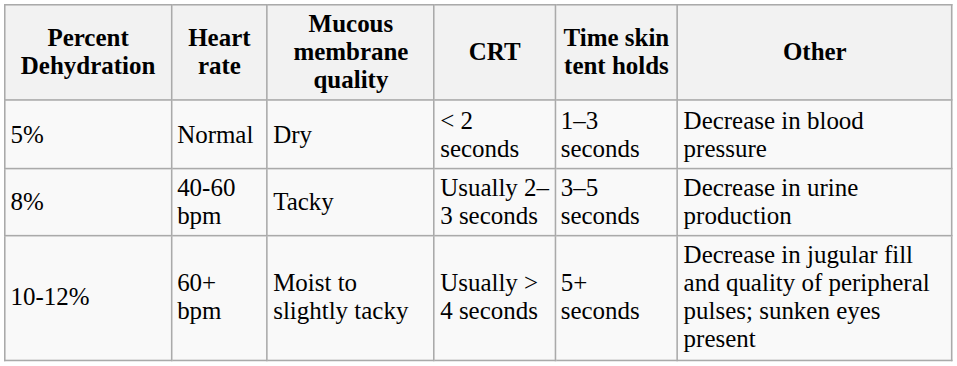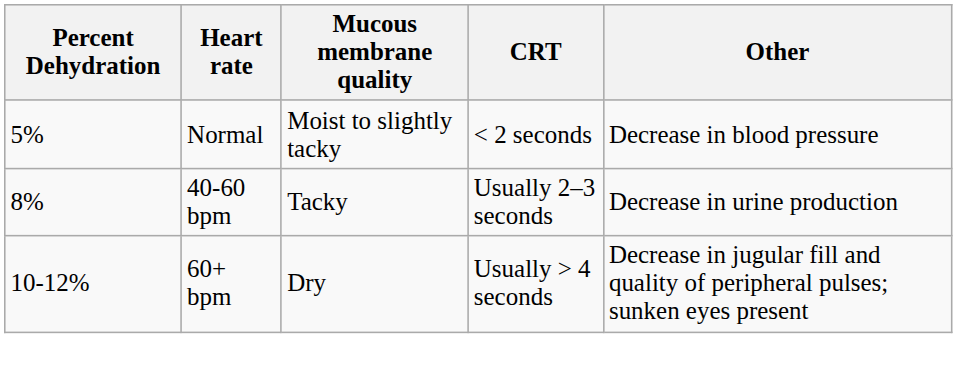- column: (616, 52)
(293, 134) Dry -> (370, 134) Moist to slightly tacky
(341, 297) Moist to slightly tacky -> (307, 283) Dry
